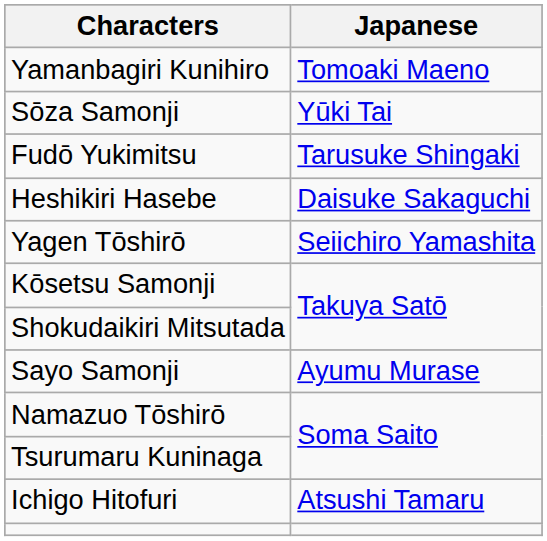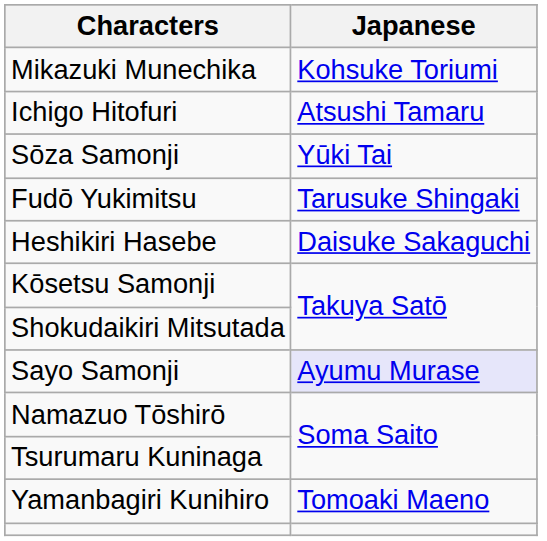+ row: (134, 69)
rows swapped: (140, 69) <-> (94, 500)
- row: (98, 241)
(389, 371) no background -> (389, 371) lavender background
